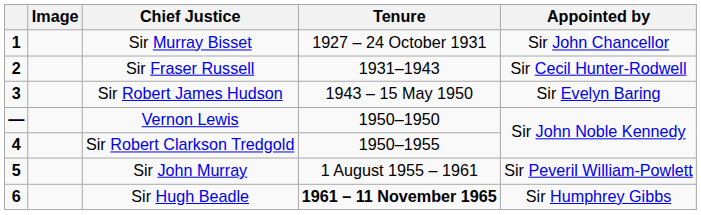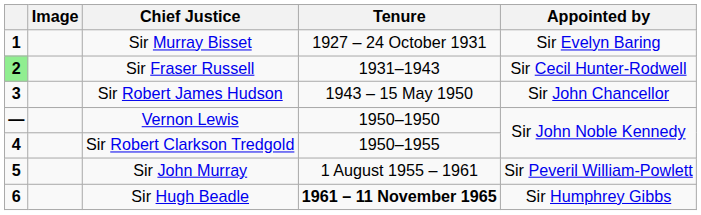(599, 42) Sir John Chancellor -> (599, 42) Sir Evelyn Baring
(16, 68) no background -> (16, 68) lightgreen background
(599, 94) Sir Evelyn Baring -> (599, 94) Sir John Chancellor
